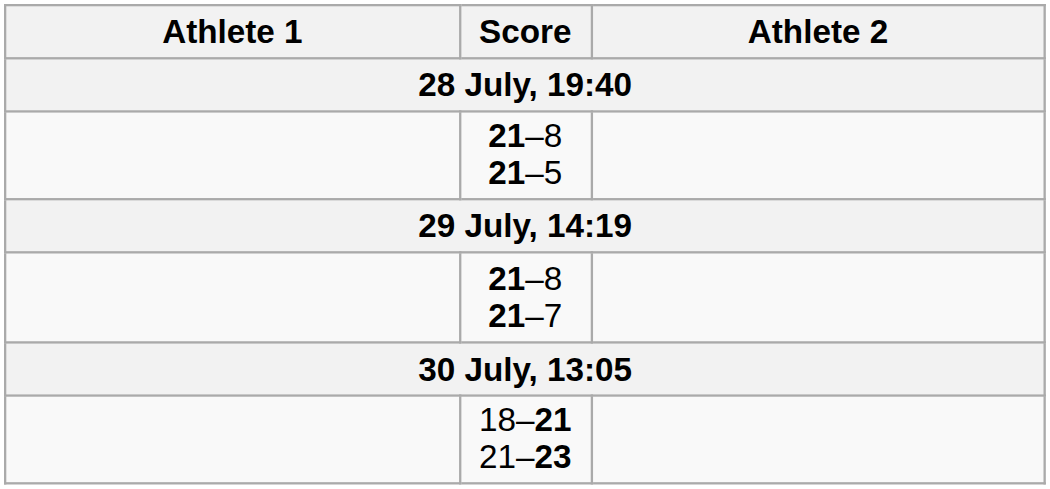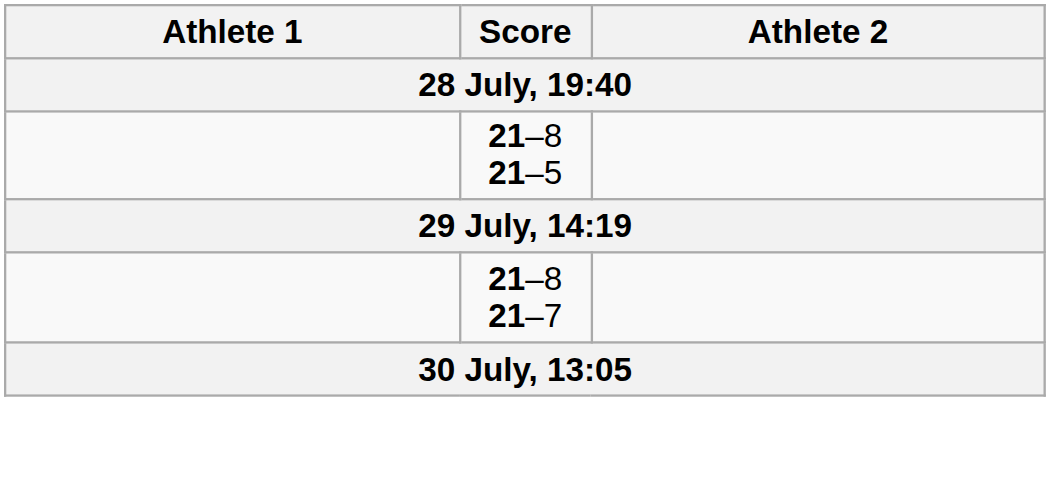- row: (525, 440)
